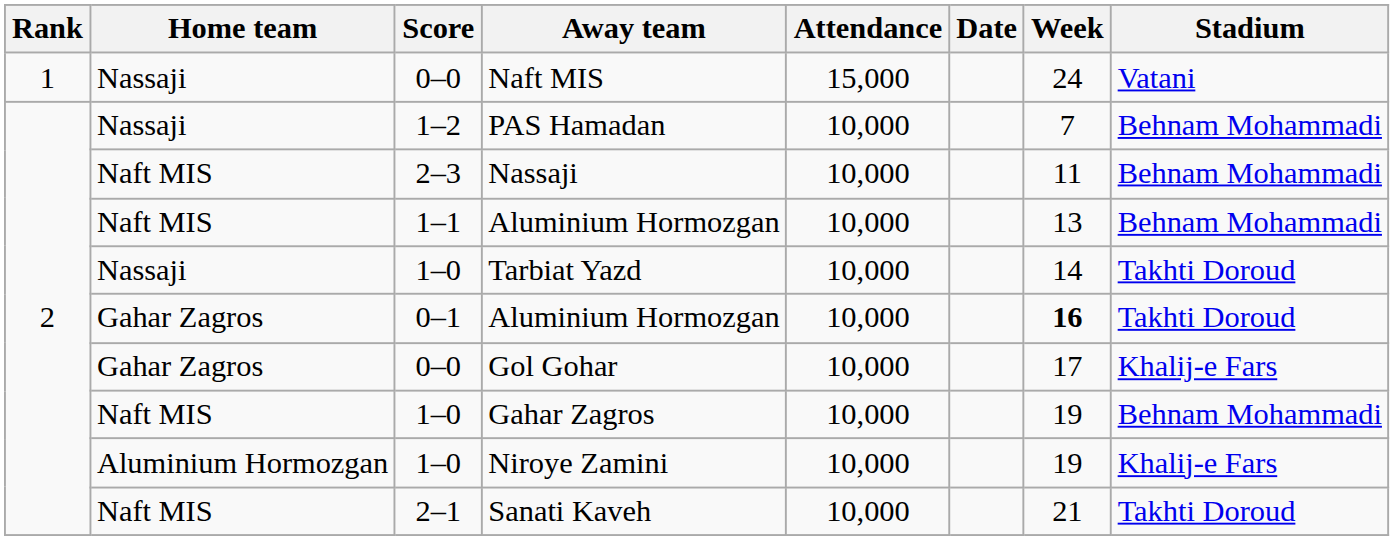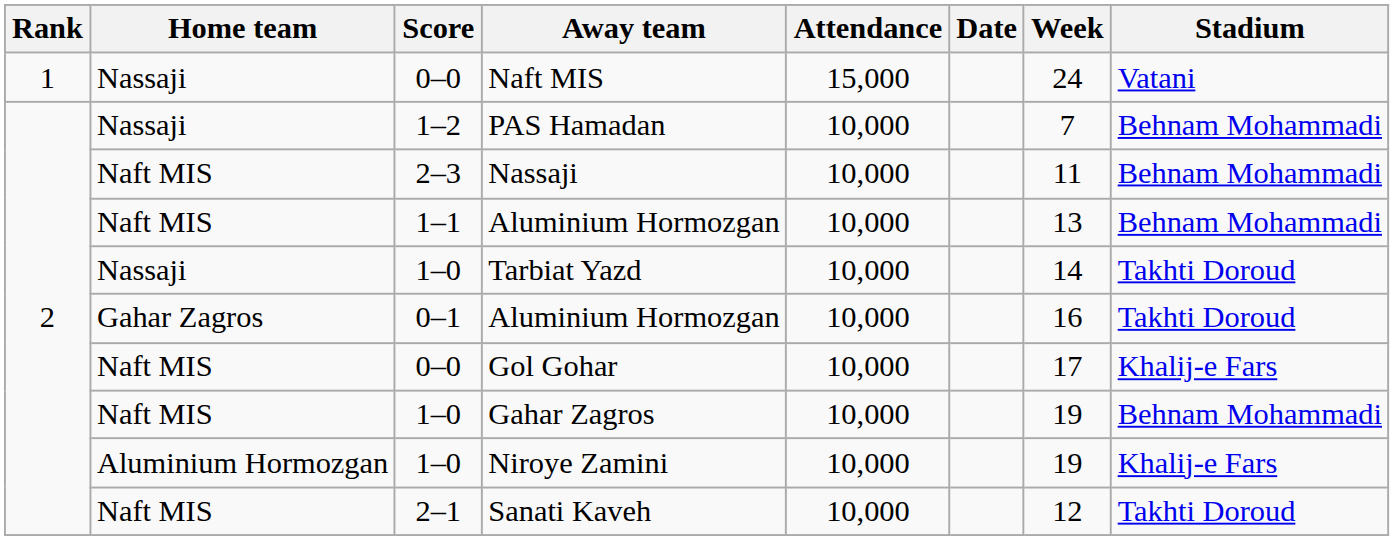(1067, 317) bold -> (1067, 317) normal
(180, 366) Gahar Zagros -> (155, 366) Naft MIS
(1067, 510) 21 -> (1067, 510) 12
